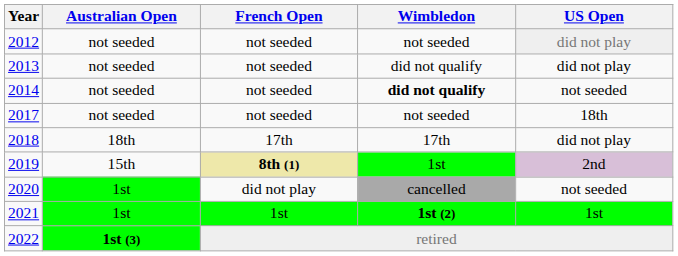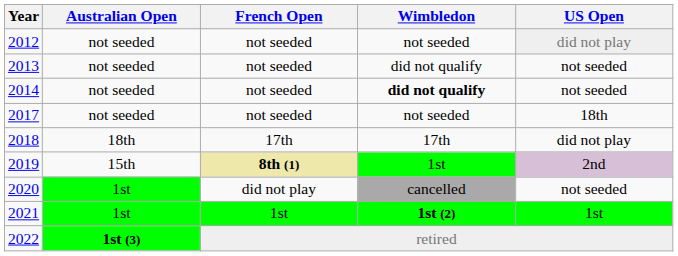(594, 66) did not play -> (594, 66) not seeded
